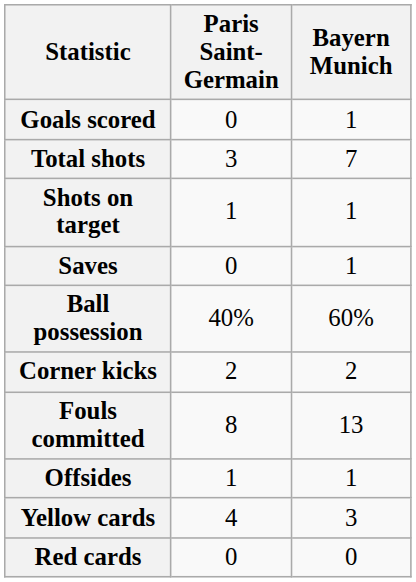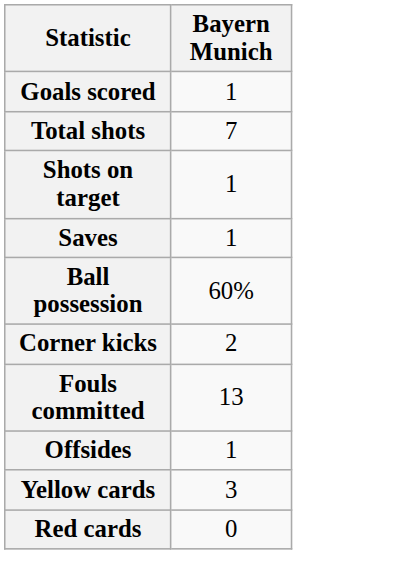- column: (231, 52)
